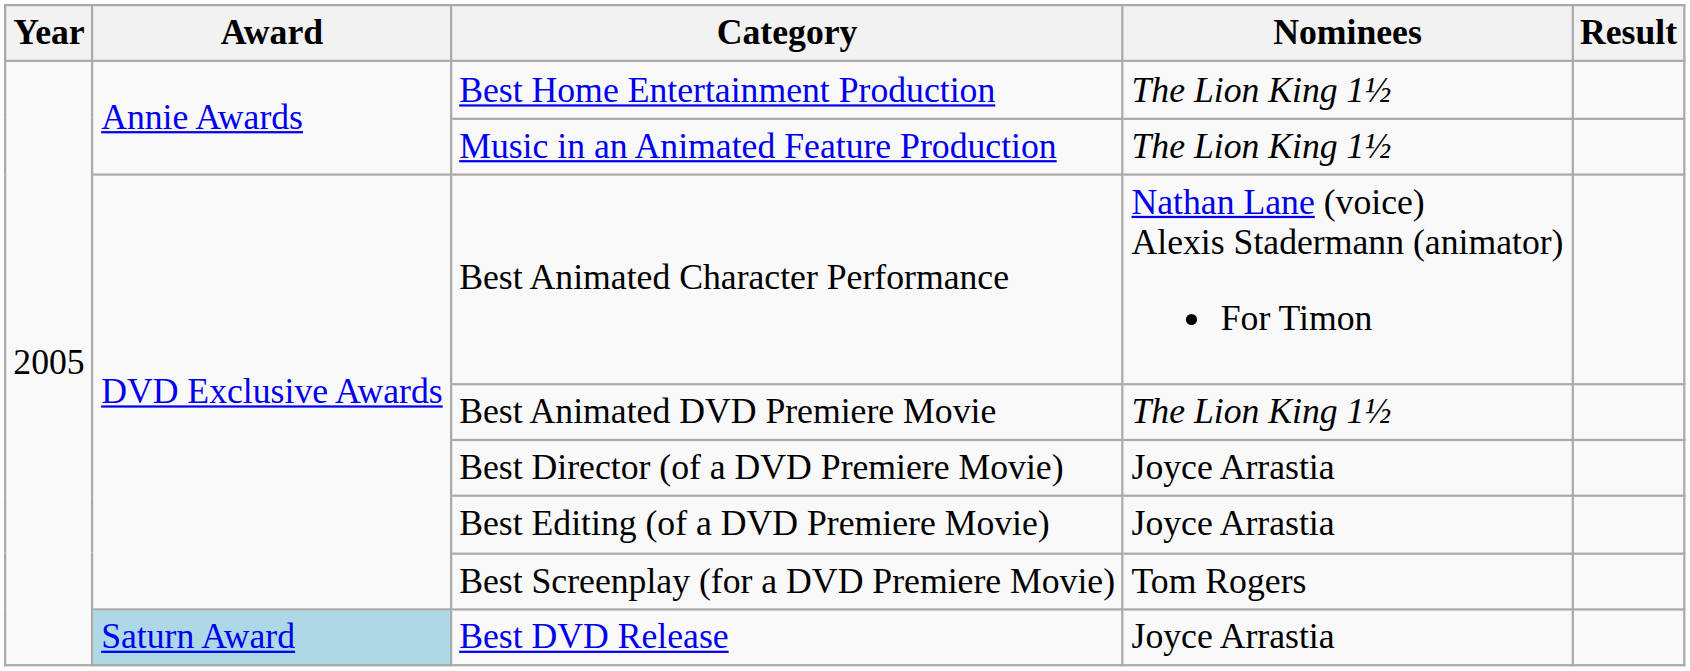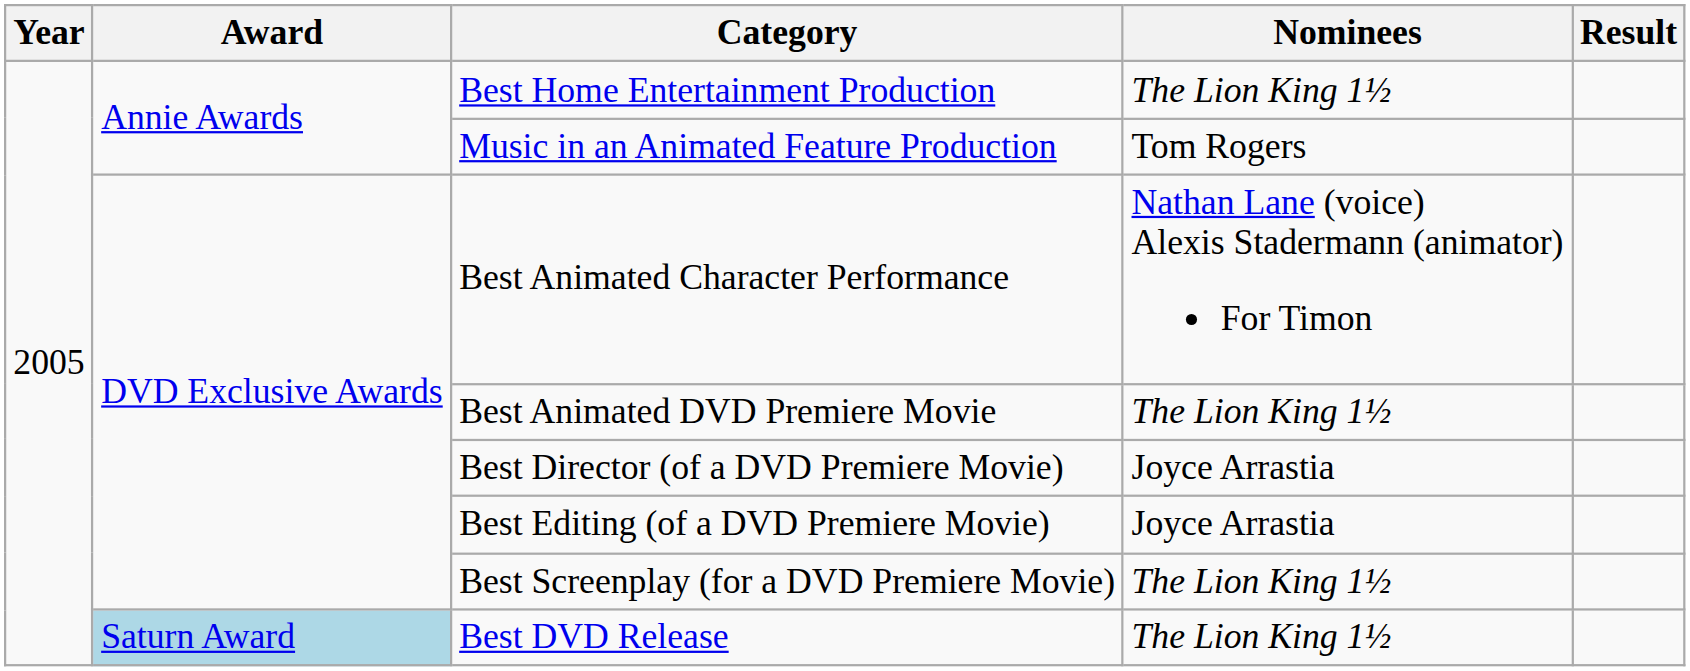(1261, 145) The Lion King 1½ -> (1219, 145) Tom Rogers
(1219, 580) Tom Rogers -> (1261, 580) The Lion King 1½
(1233, 637) Joyce Arrastia -> (1261, 637) The Lion King 1½
